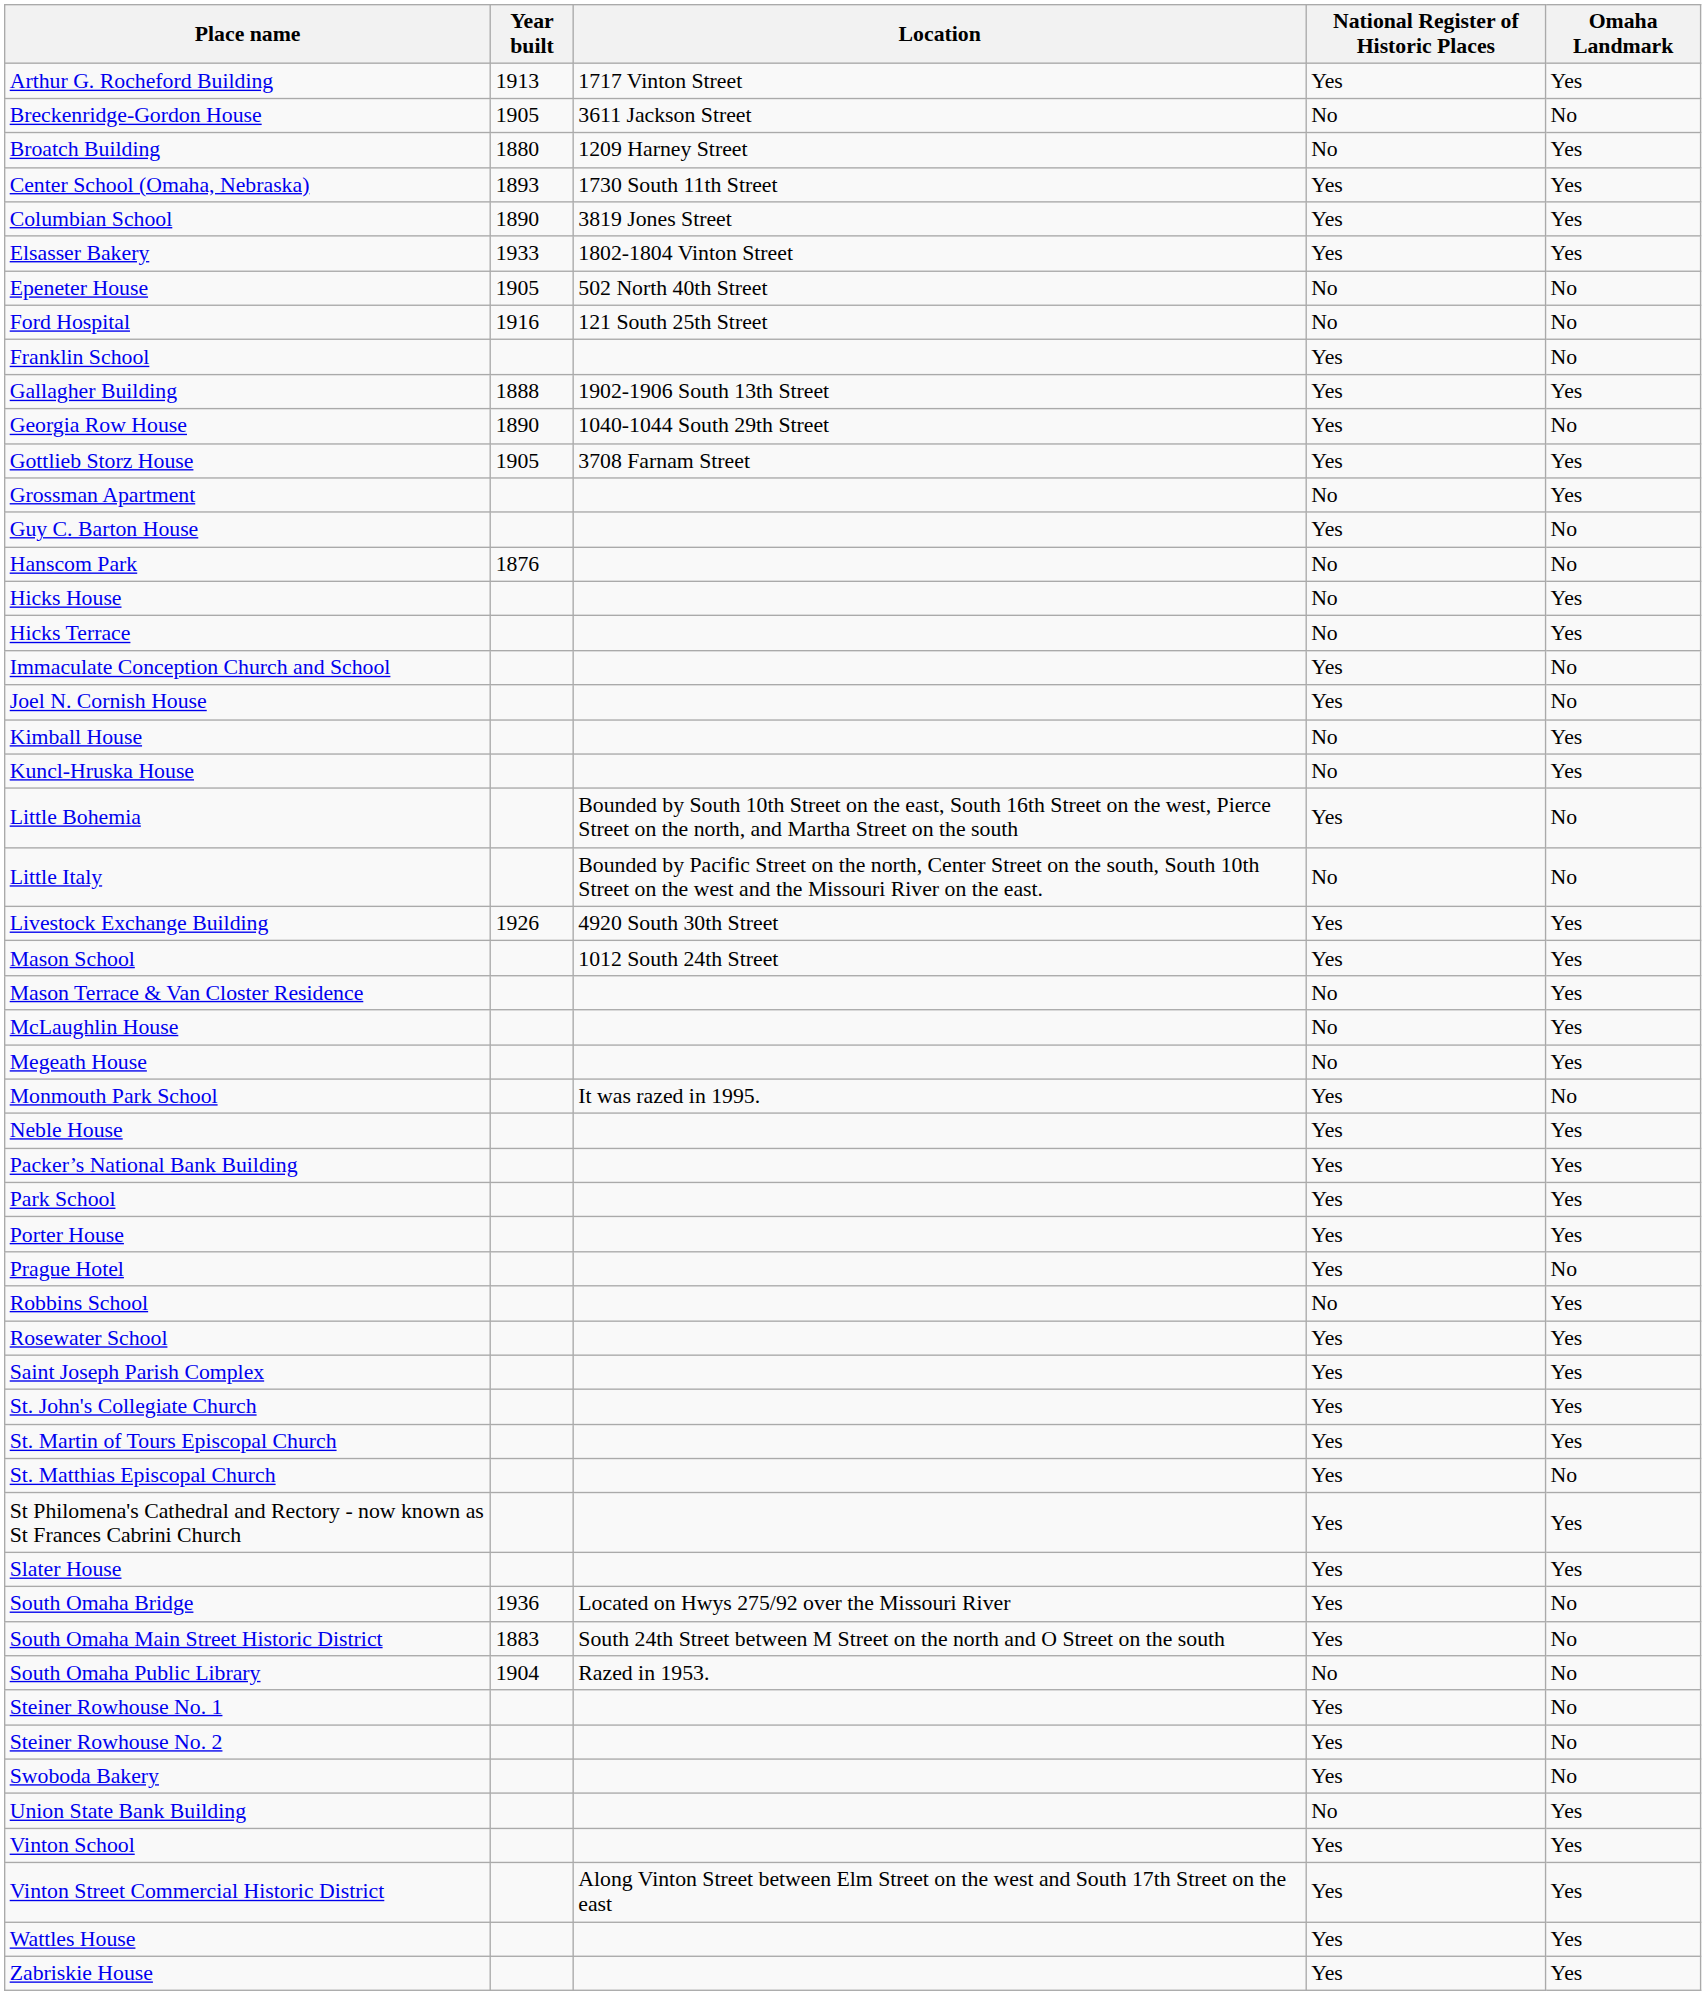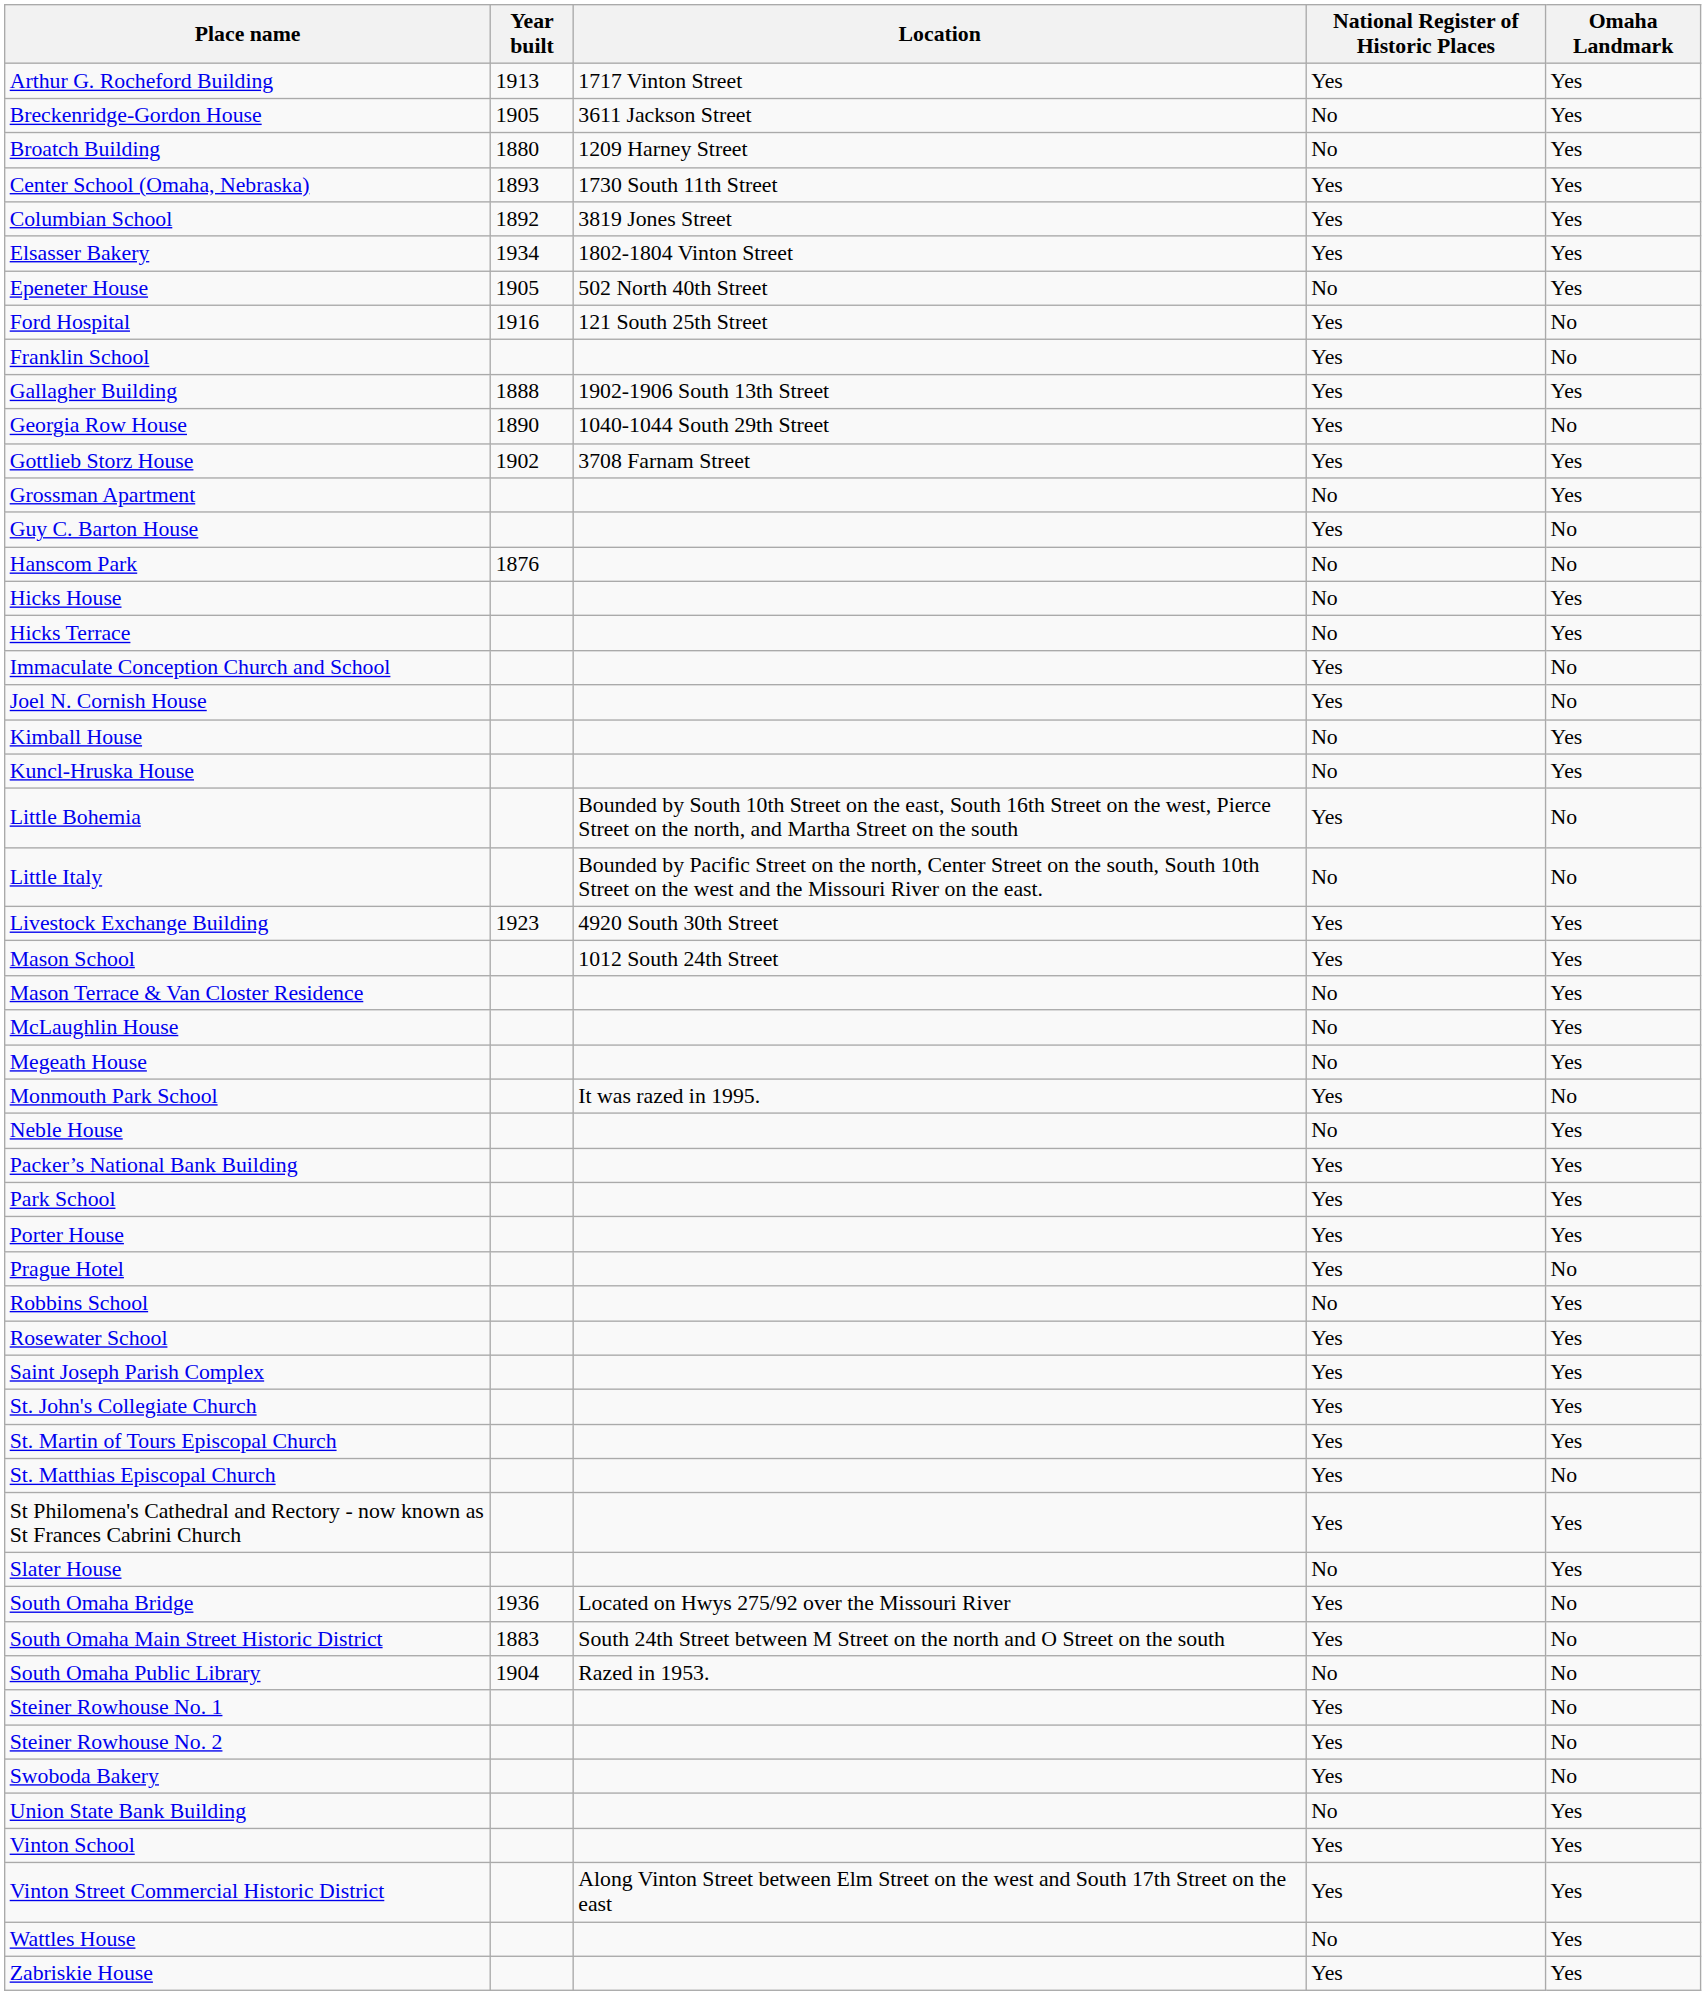(1564, 115) No -> (1566, 115) Yes
(517, 218) 1890 -> (517, 218) 1892
(517, 253) 1933 -> (517, 253) 1934
(1564, 287) No -> (1566, 287) Yes
(1324, 322) No -> (1327, 322) Yes
(517, 460) 1905 -> (517, 460) 1902
(517, 923) 1926 -> (517, 923) 1923
(1327, 1130) Yes -> (1324, 1130) No
(1327, 1569) Yes -> (1324, 1569) No
(1327, 1938) Yes -> (1324, 1938) No
